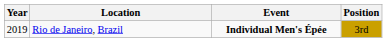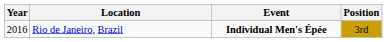(17, 29) 2019 -> (17, 29) 2016
